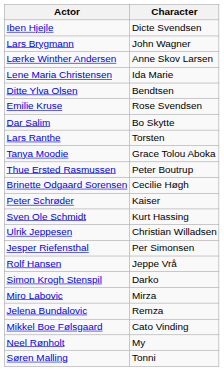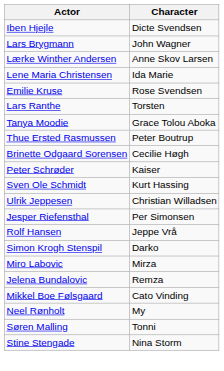- row: (42, 91)
- row: (28, 122)
+ row: (41, 342)
